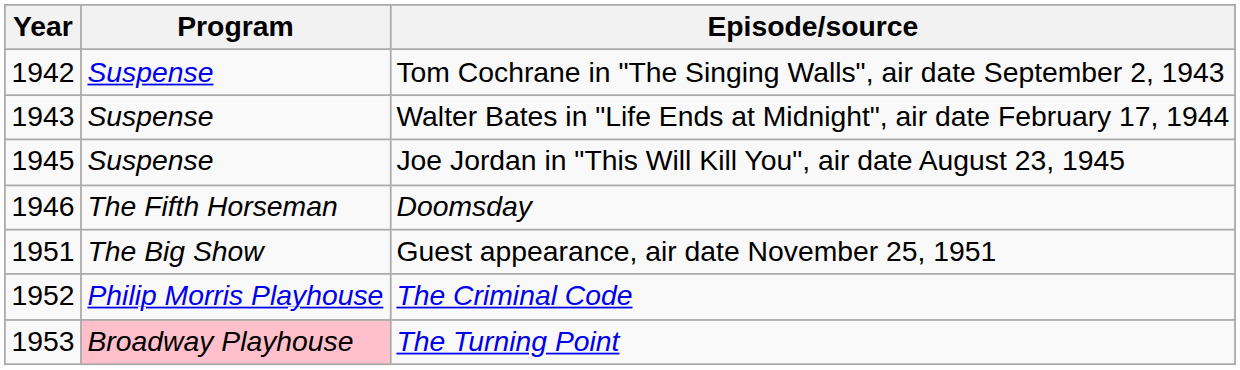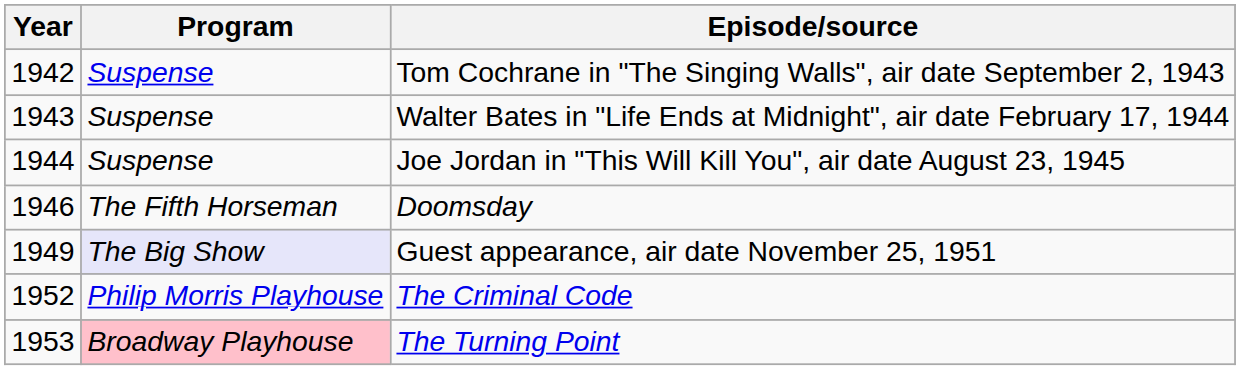(43, 161) 1945 -> (43, 161) 1944
(43, 251) 1951 -> (43, 251) 1949
(176, 251) no background -> (176, 251) lavender background
